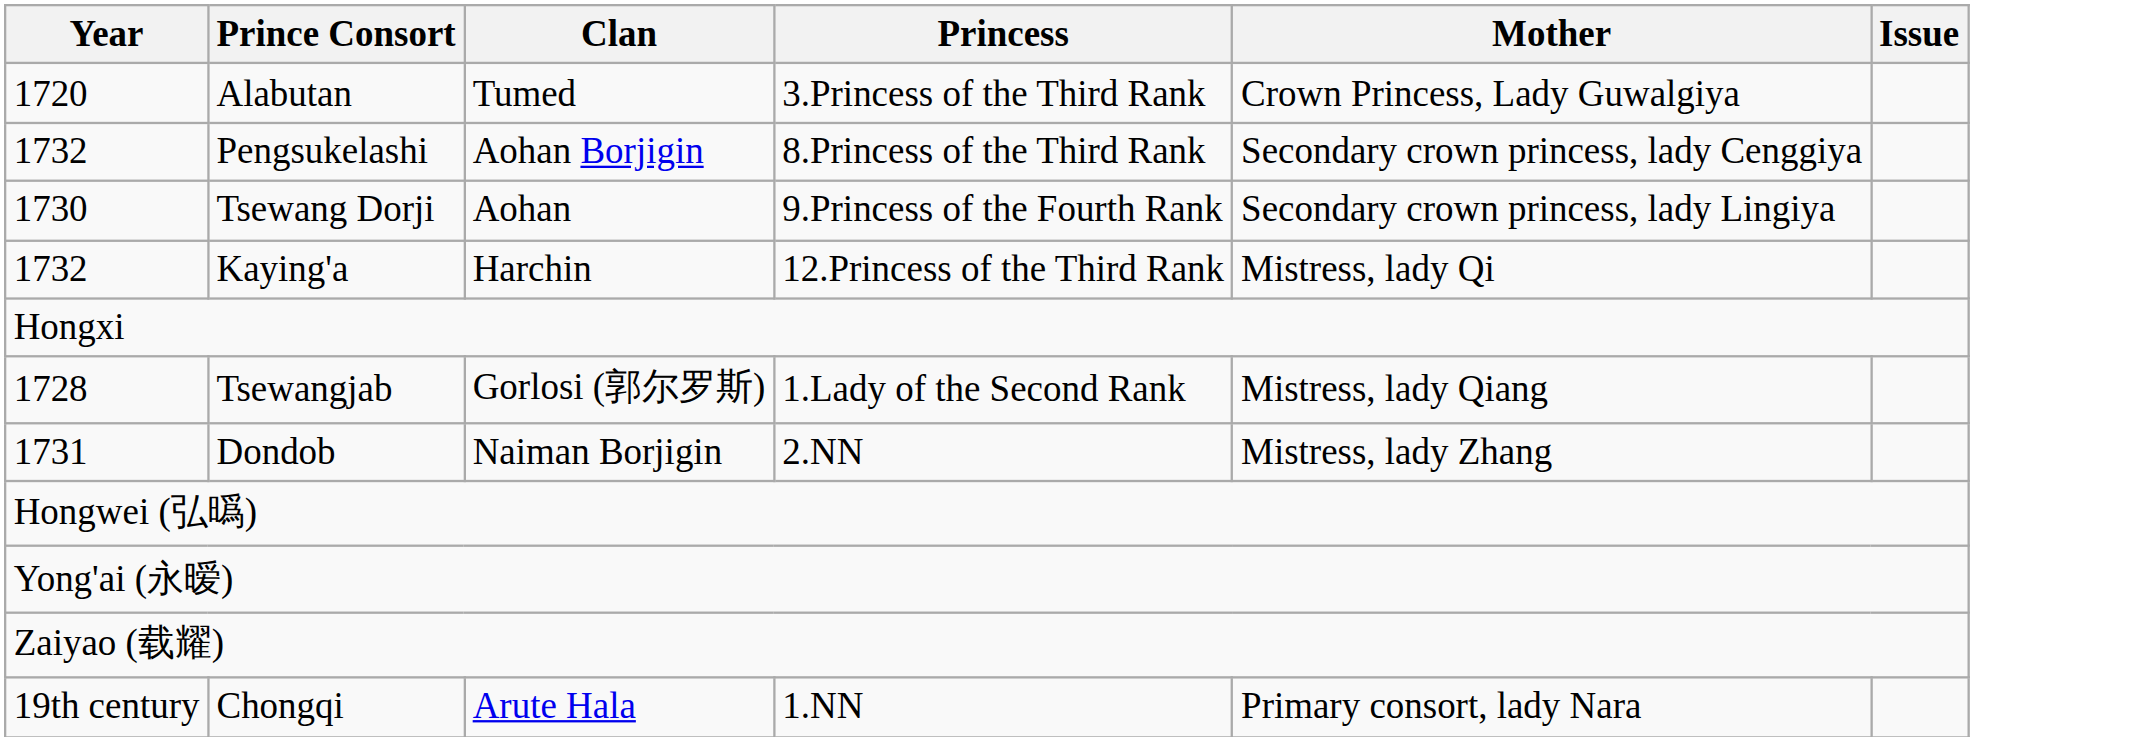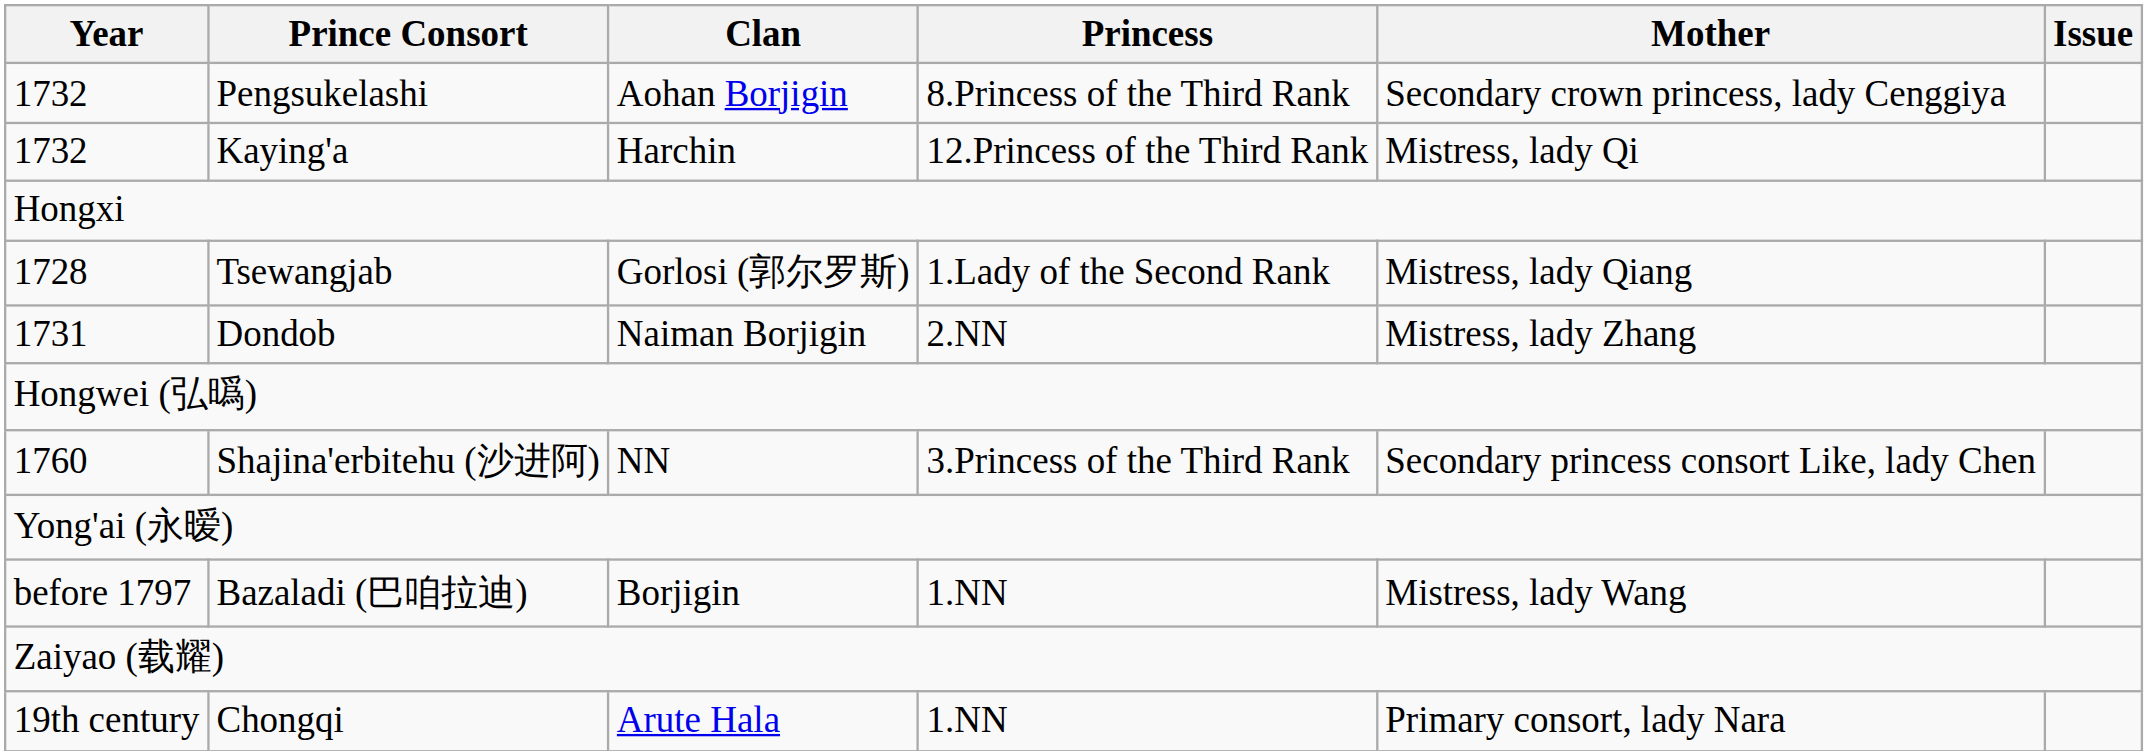- row: (284, 92)
- row: (326, 209)
+ row: (408, 460)
+ row: (372, 591)
